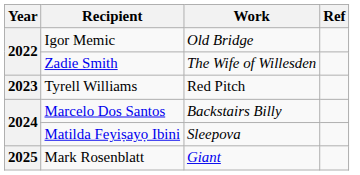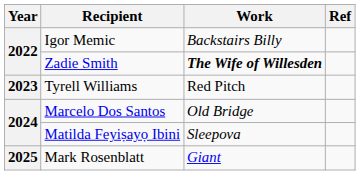(220, 39) Old Bridge -> (234, 39) Backstairs Billy
(252, 63) normal -> (255, 63) bold
(234, 110) Backstairs Billy -> (220, 110) Old Bridge
